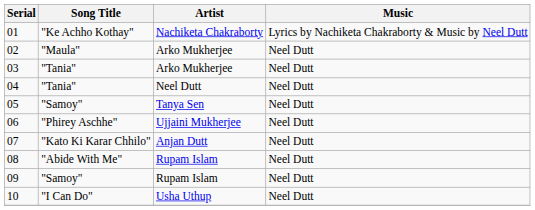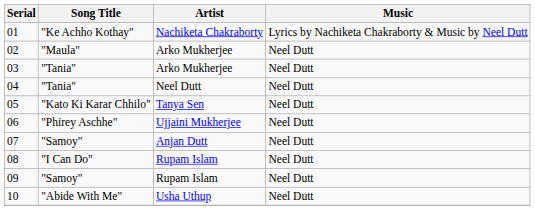(62, 104) "Samoy" -> (96, 104) "Kato Ki Karar Chhilo"
(96, 141) "Kato Ki Karar Chhilo" -> (62, 141) "Samoy"
(82, 159) "Abide With Me" -> (67, 159) "I Can Do"
(67, 196) "I Can Do" -> (82, 196) "Abide With Me"
